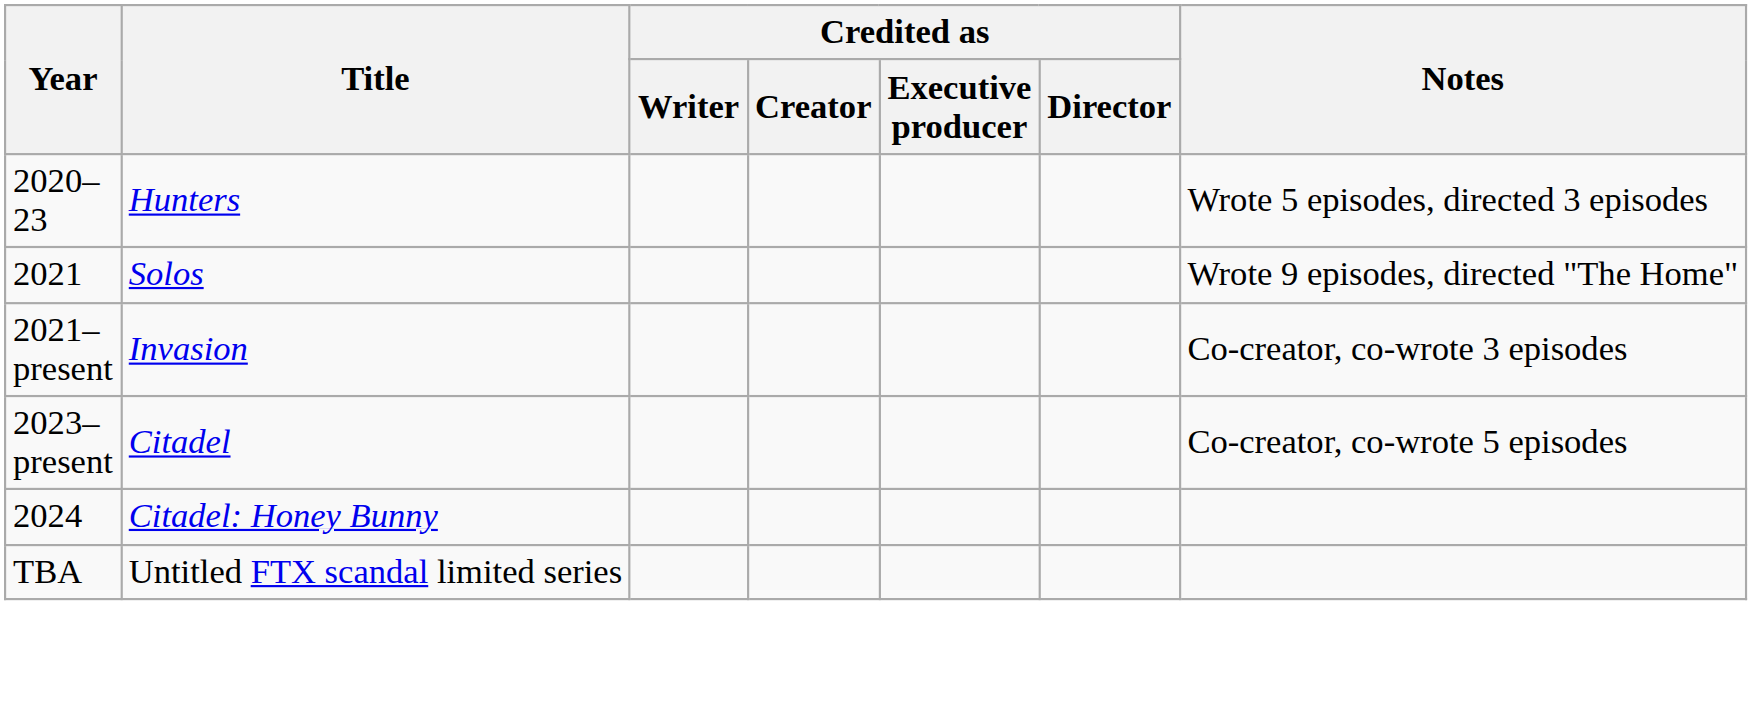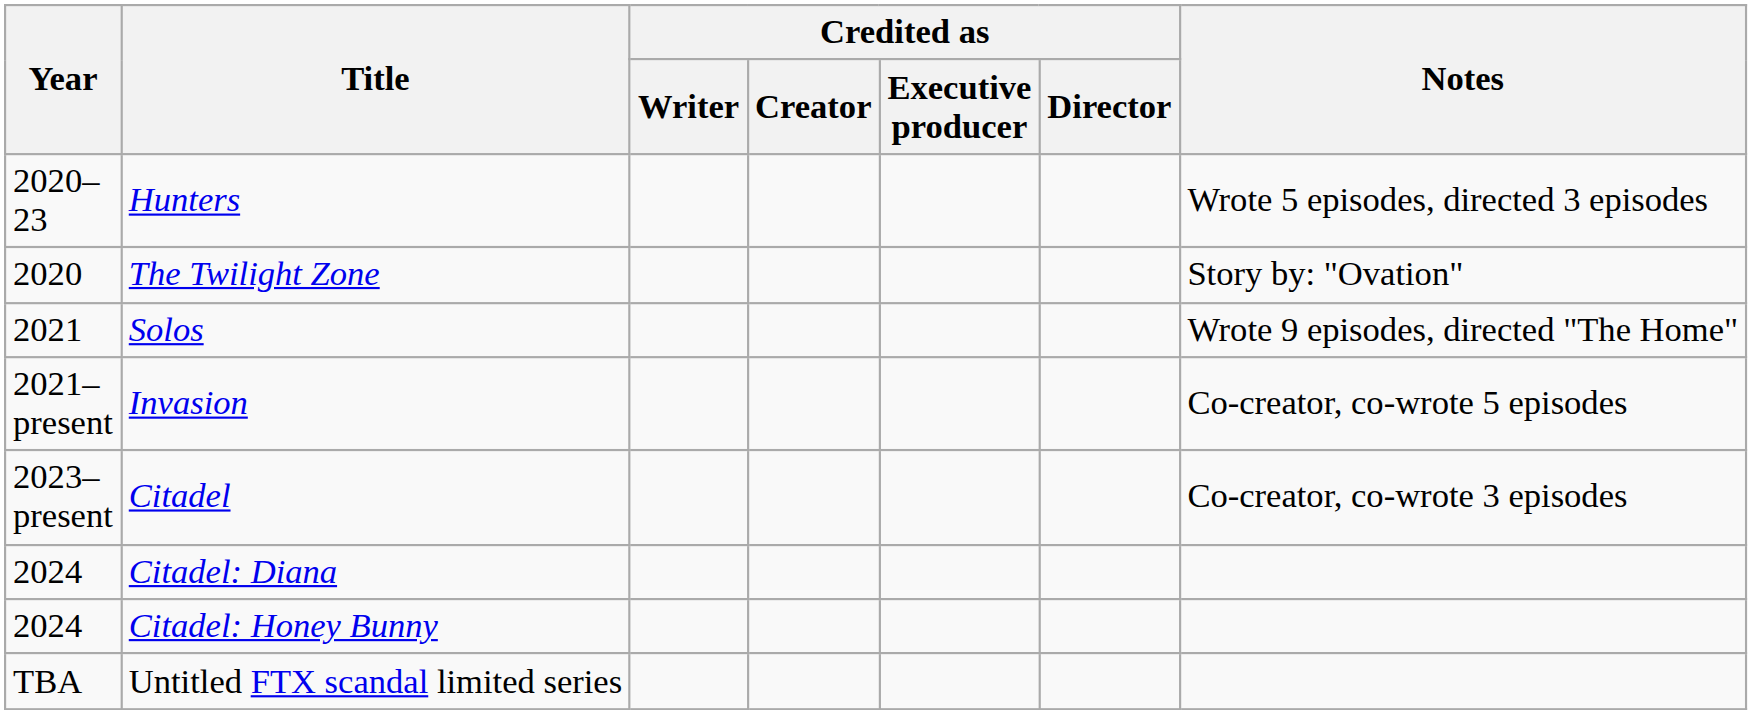+ row: (254, 274)
(1407, 348) Co-creator, co-wrote 3 episodes -> (1407, 403) Co-creator, co-wrote 5 episodes
(1407, 442) Co-creator, co-wrote 5 episodes -> (1407, 496) Co-creator, co-wrote 3 episodes
+ row: (233, 571)
